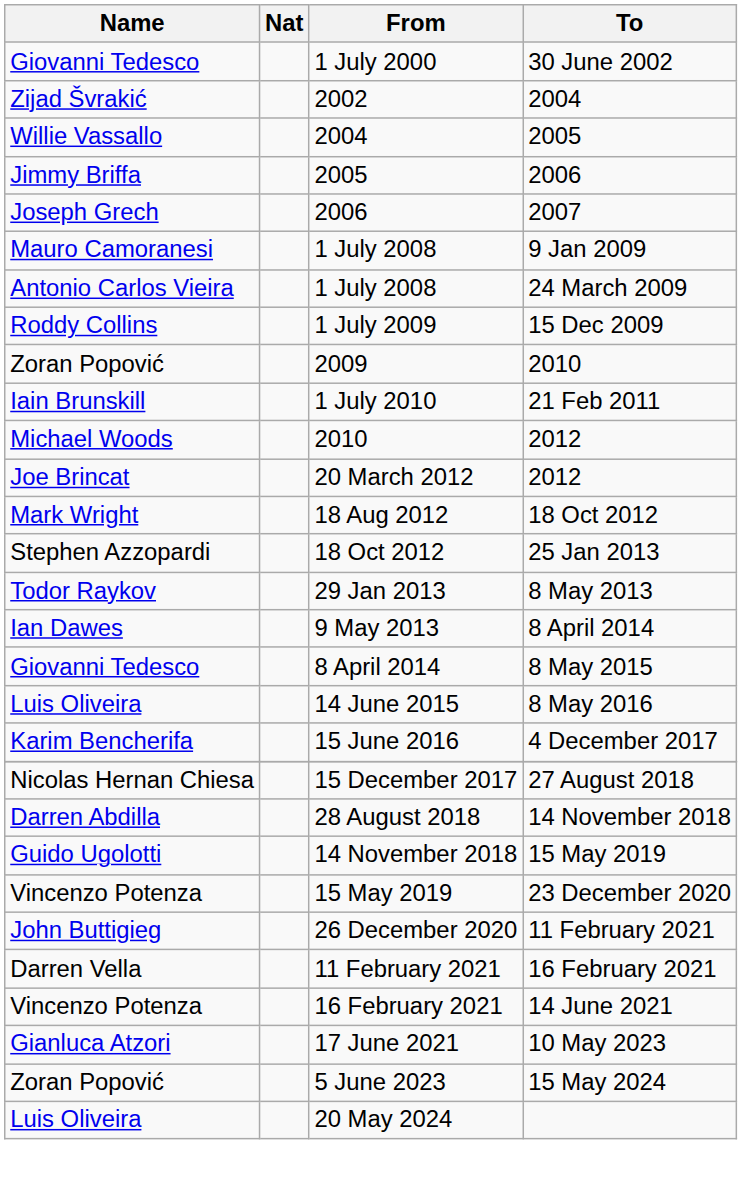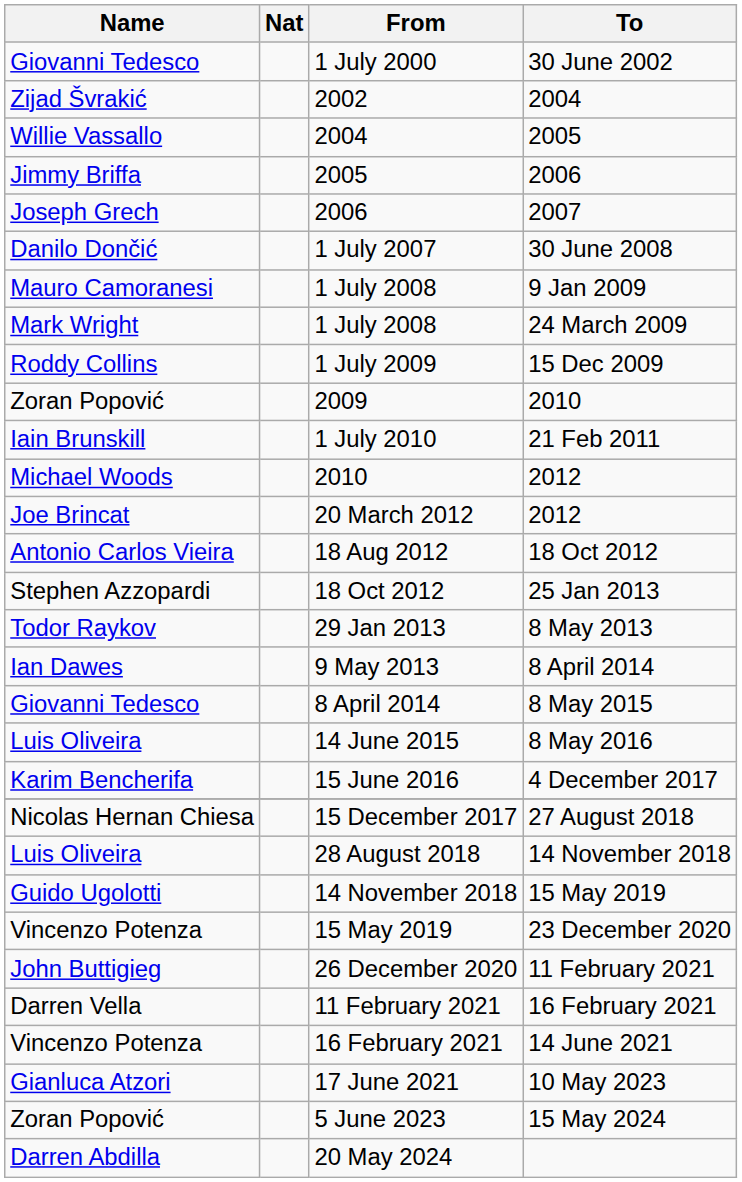+ row: (375, 250)
(122, 288) Antonio Carlos Vieira -> (74, 325) Mark Wright
(74, 514) Mark Wright -> (122, 552) Antonio Carlos Vieira
(85, 817) Darren Abdilla -> (76, 855) Luis Oliveira
(76, 1119) Luis Oliveira -> (85, 1157) Darren Abdilla
